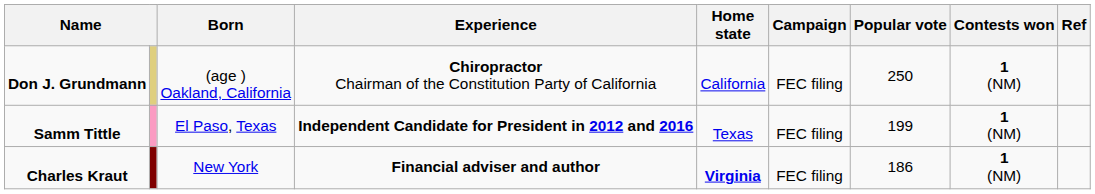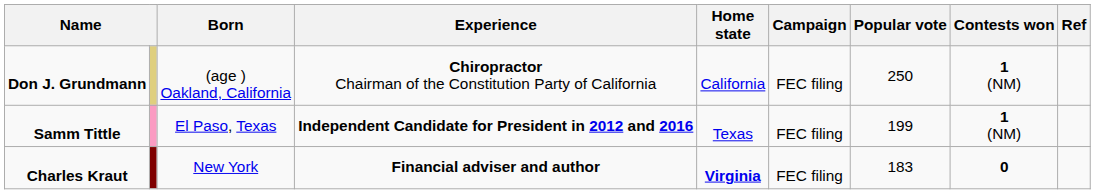(900, 167) 186 -> (900, 167) 183
(1004, 167) 1 (NM) -> (1004, 167) 0
